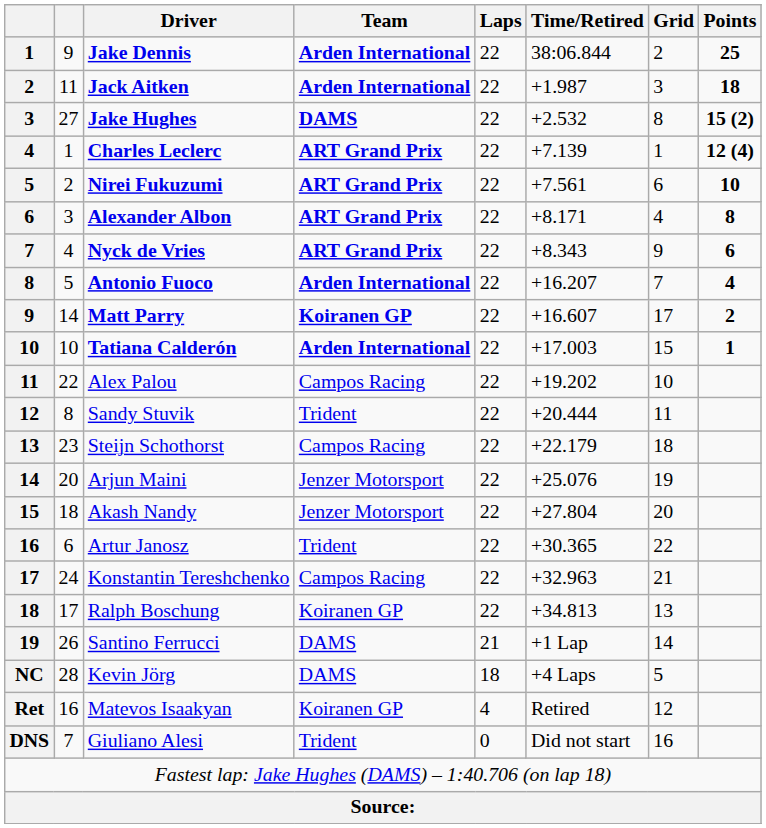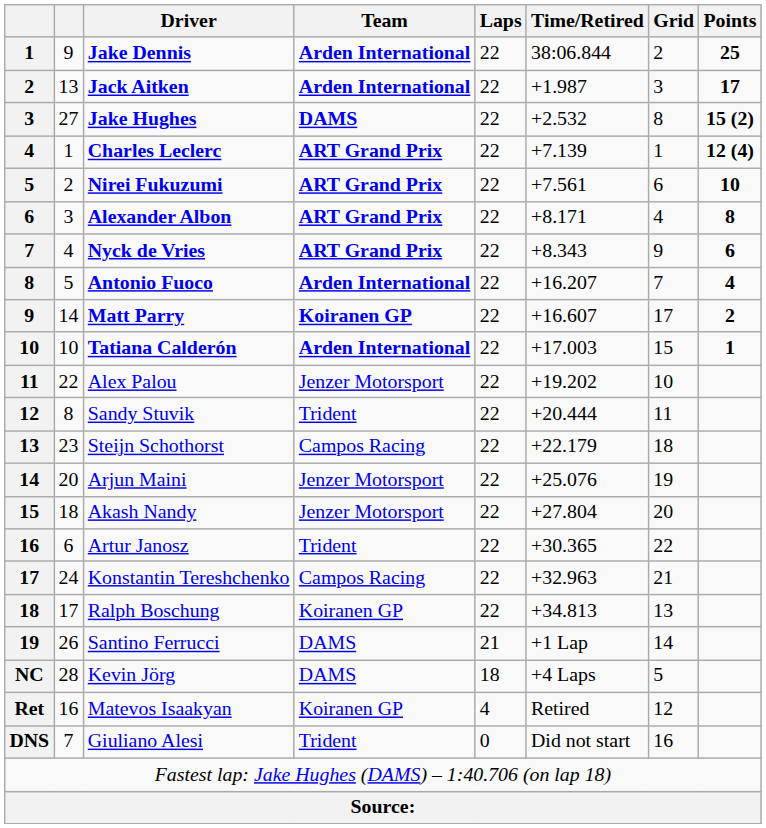(68, 85) 11 -> (68, 85) 13
(730, 85) 18 -> (730, 85) 17
(362, 380) Campos Racing -> (371, 380) Jenzer Motorsport
